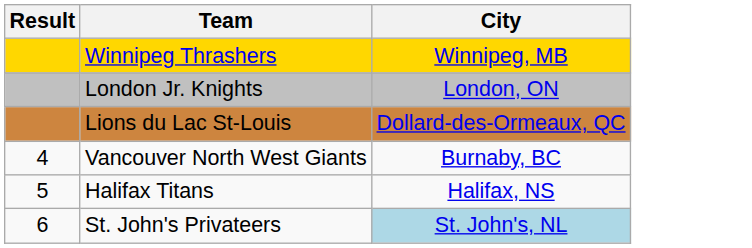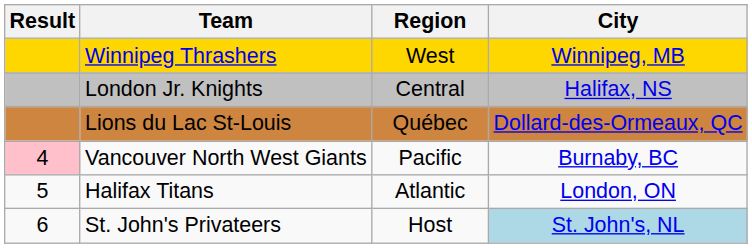+ column: (430, 21)
(501, 89) London, ON -> (618, 89) Halifax, NS
(42, 157) no background -> (42, 157) pink background
(501, 191) Halifax, NS -> (618, 191) London, ON
